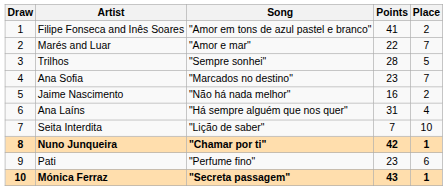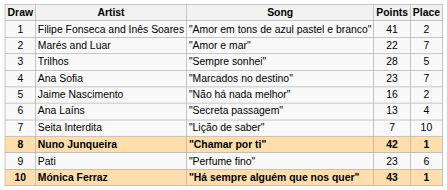(268, 111) "Há sempre alguém que nos quer" -> (236, 111) "Secreta passagem"
(392, 111) 31 -> (392, 111) 13
(239, 177) "Secreta passagem" -> (274, 177) "Há sempre alguém que nos quer"
